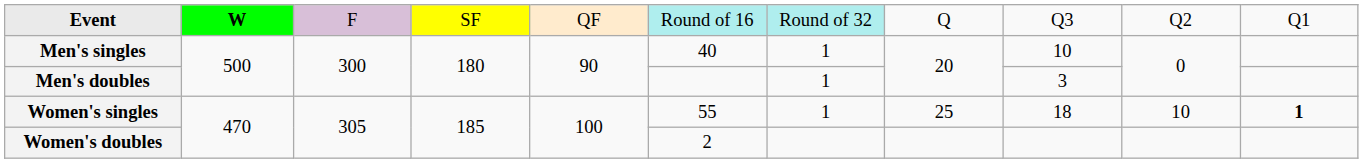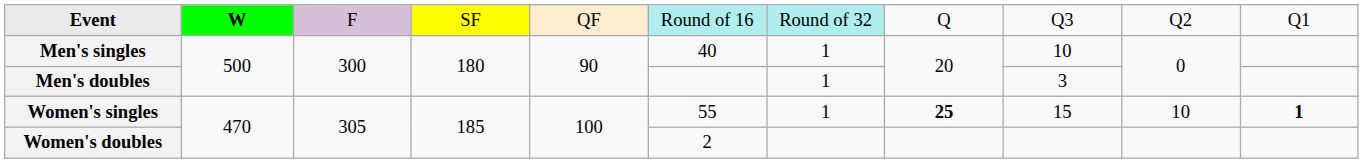(944, 112) normal -> (944, 112) bold
(1062, 112) 18 -> (1062, 112) 15
